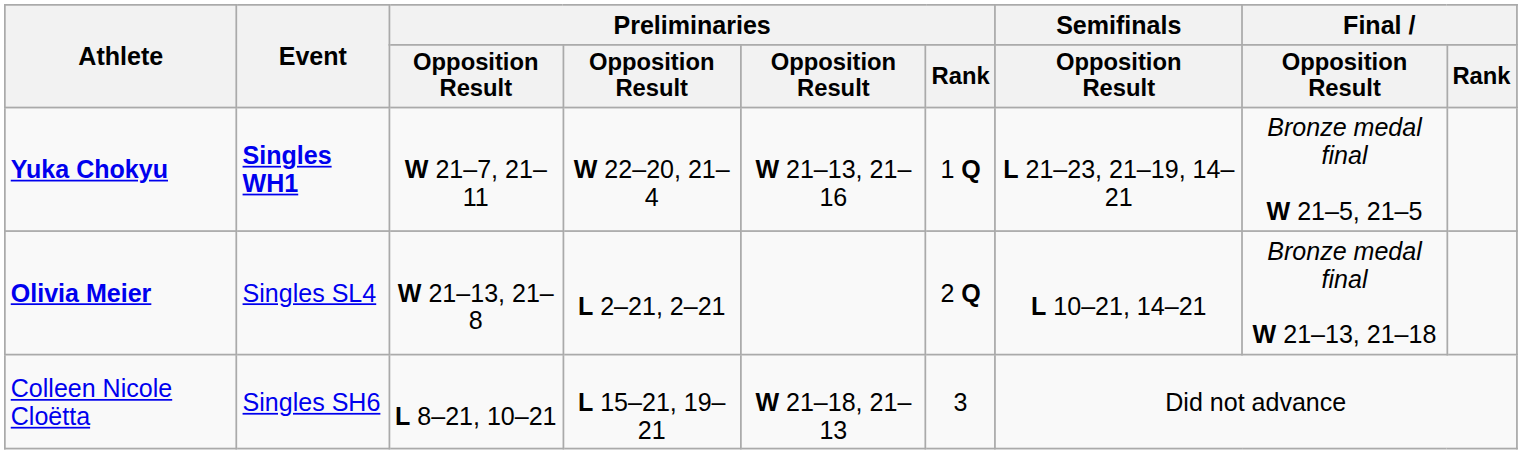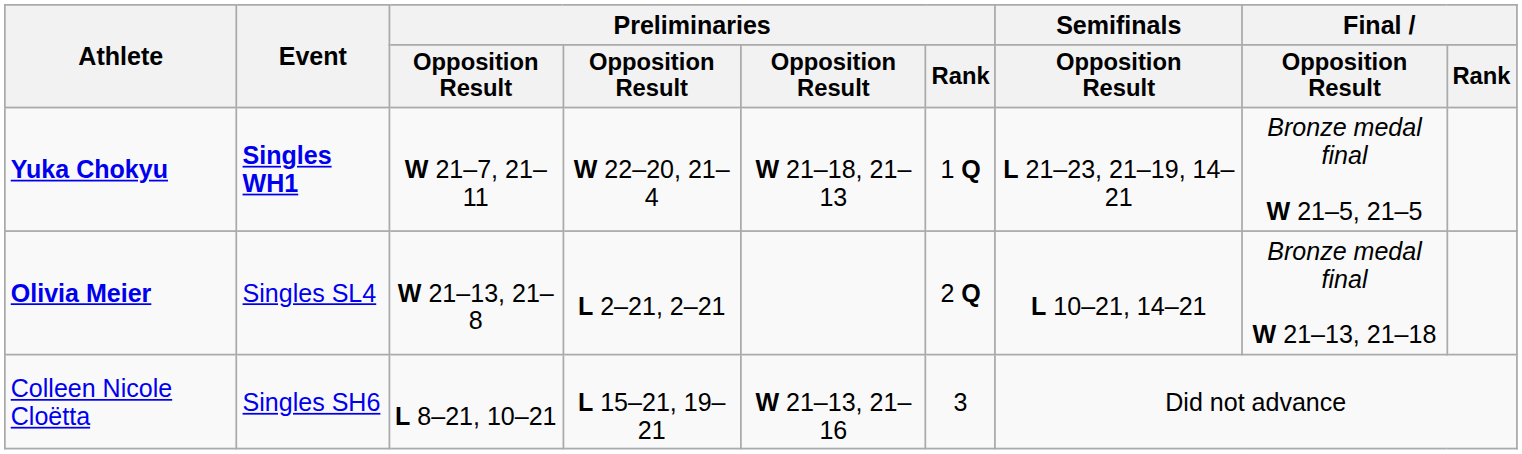(833, 184) W 21–13, 21–16 -> (833, 184) W 21–18, 21–13
(833, 416) W 21–18, 21–13 -> (833, 416) W 21–13, 21–16
